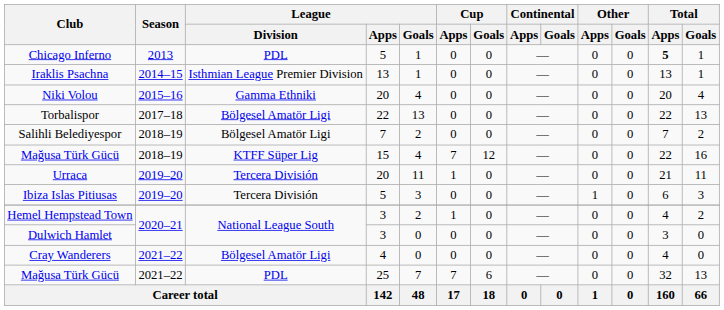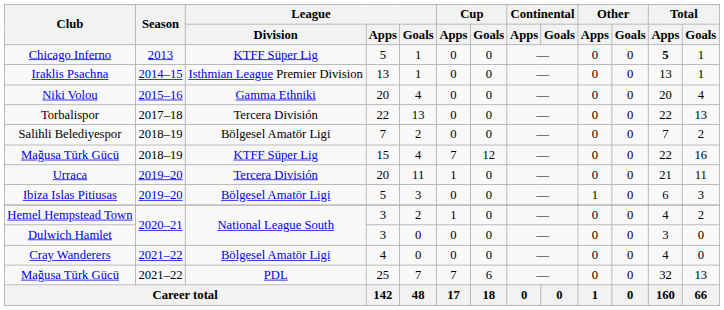(276, 54) PDL -> (276, 54) KTFF Süper Lig
(276, 114) Bölgesel Amatör Ligi -> (276, 114) Tercera División
(276, 194) Tercera División -> (276, 194) Bölgesel Amatör Ligi
